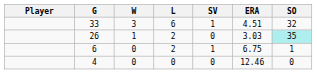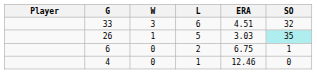- column: (213, 11)
(173, 37) 2 -> (198, 37) 5
(173, 62) 0 -> (198, 62) 1
